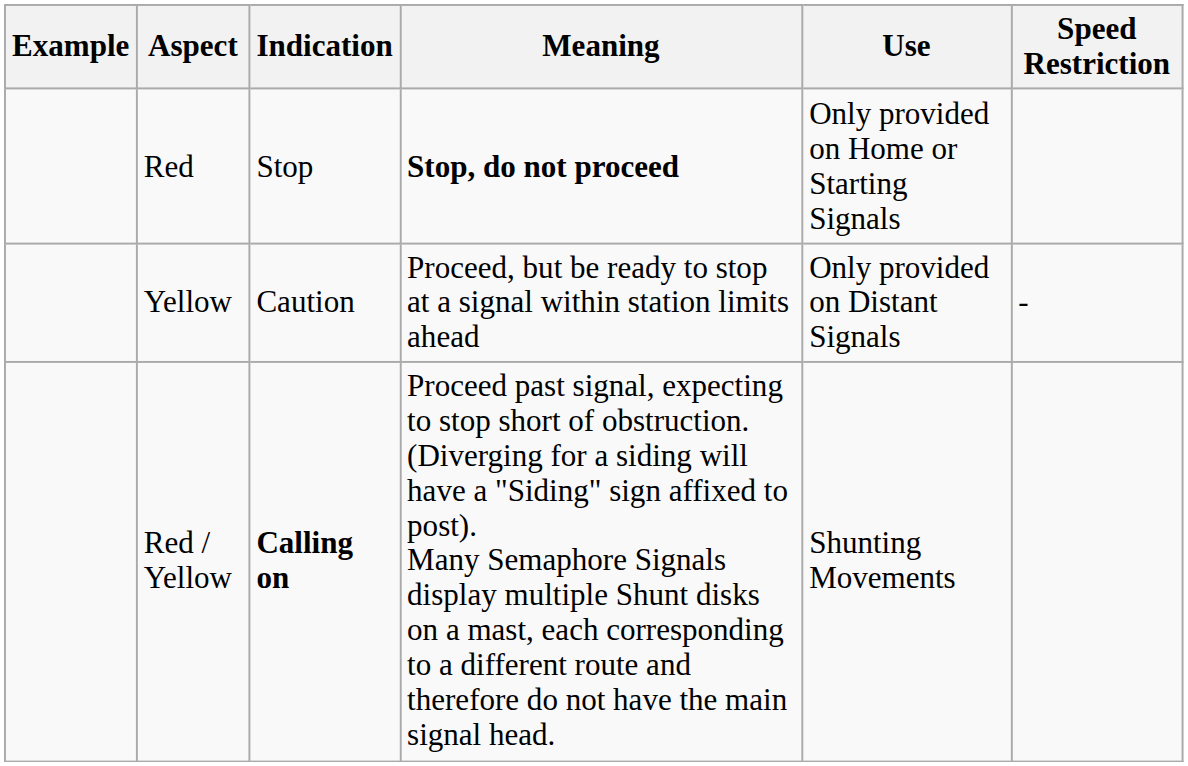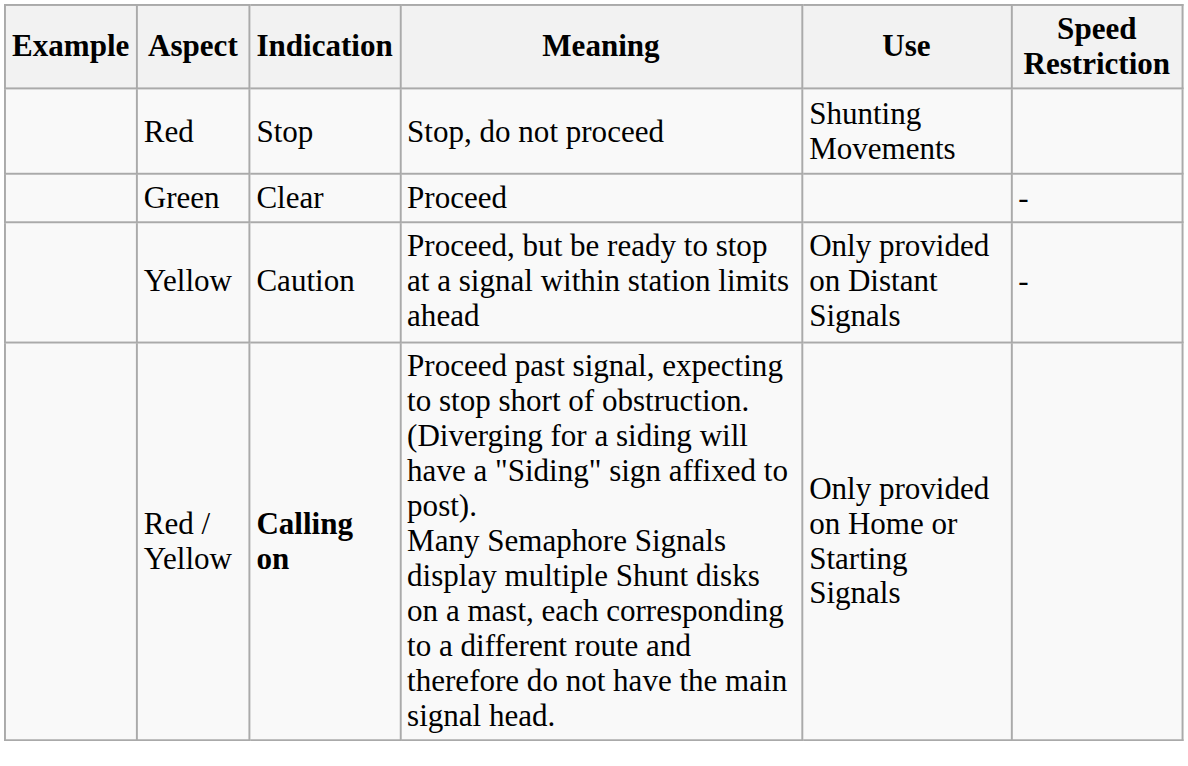(543, 165) bold -> (536, 130) normal
(899, 165) Only provided on Home or Starting Signals -> (882, 130) Shunting Movements
+ row: (182, 197)
(882, 560) Shunting Movements -> (899, 540) Only provided on Home or Starting Signals
